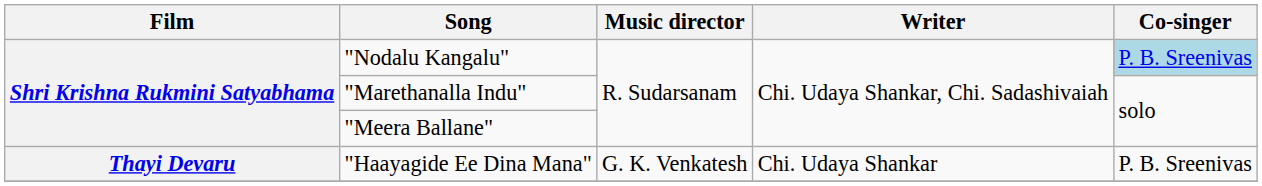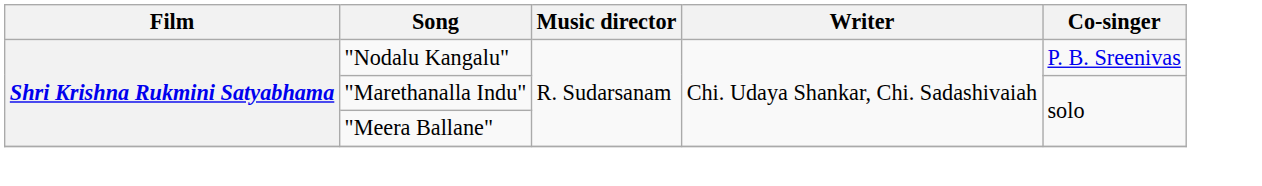(1185, 57) lightblue background -> (1114, 57) no background
- row: (468, 163)
